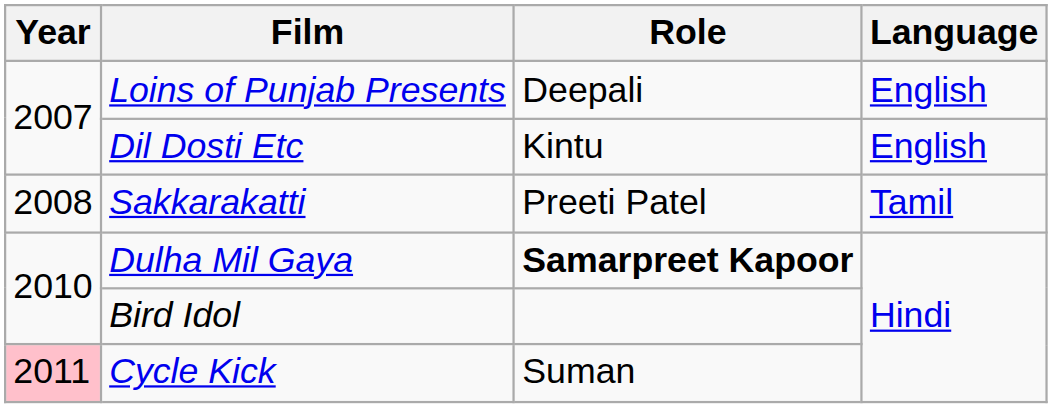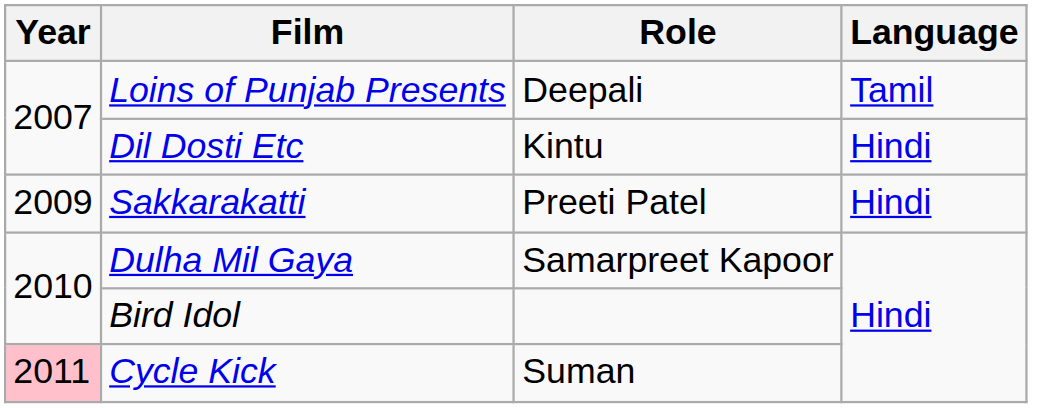(928, 89) English -> (892, 89) Tamil
(928, 145) English -> (891, 145) Hindi
(53, 202) 2008 -> (53, 202) 2009
(912, 202) Tamil -> (891, 202) Hindi
(688, 259) bold -> (678, 259) normal
